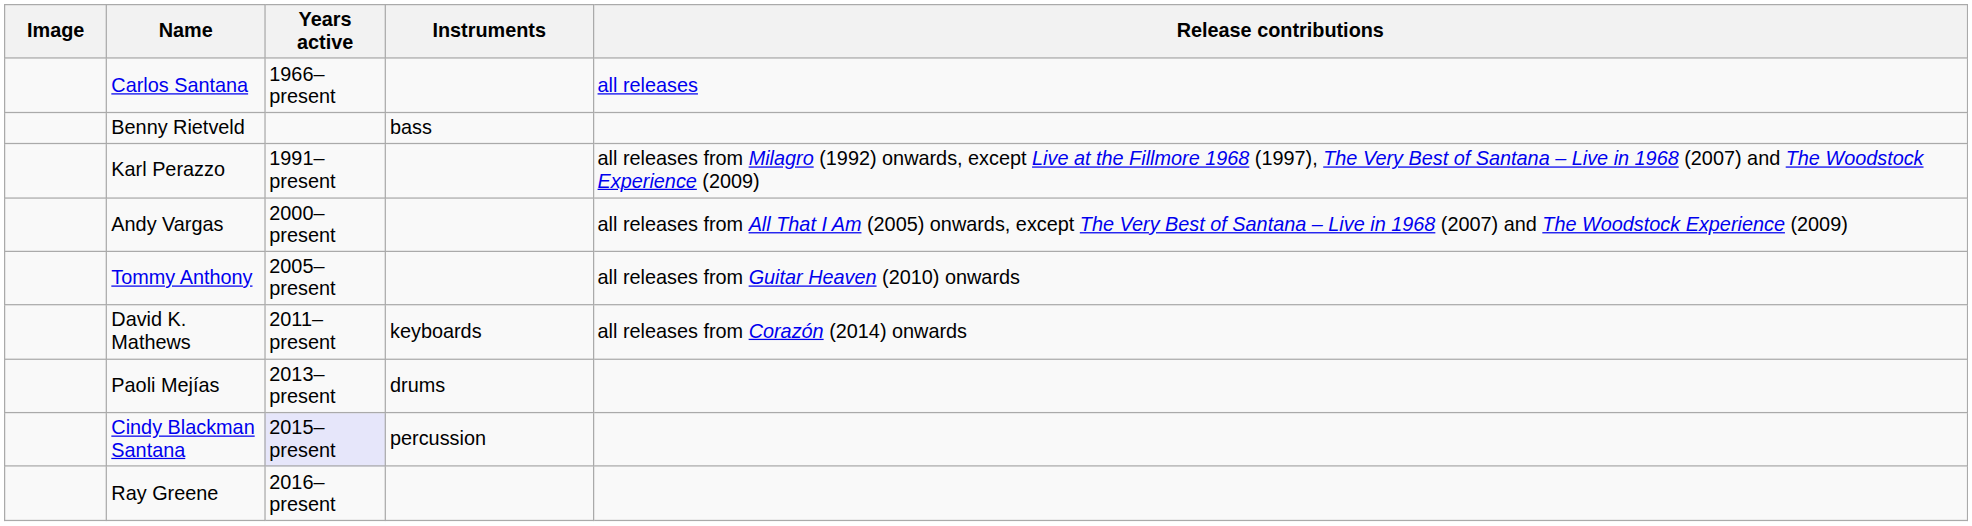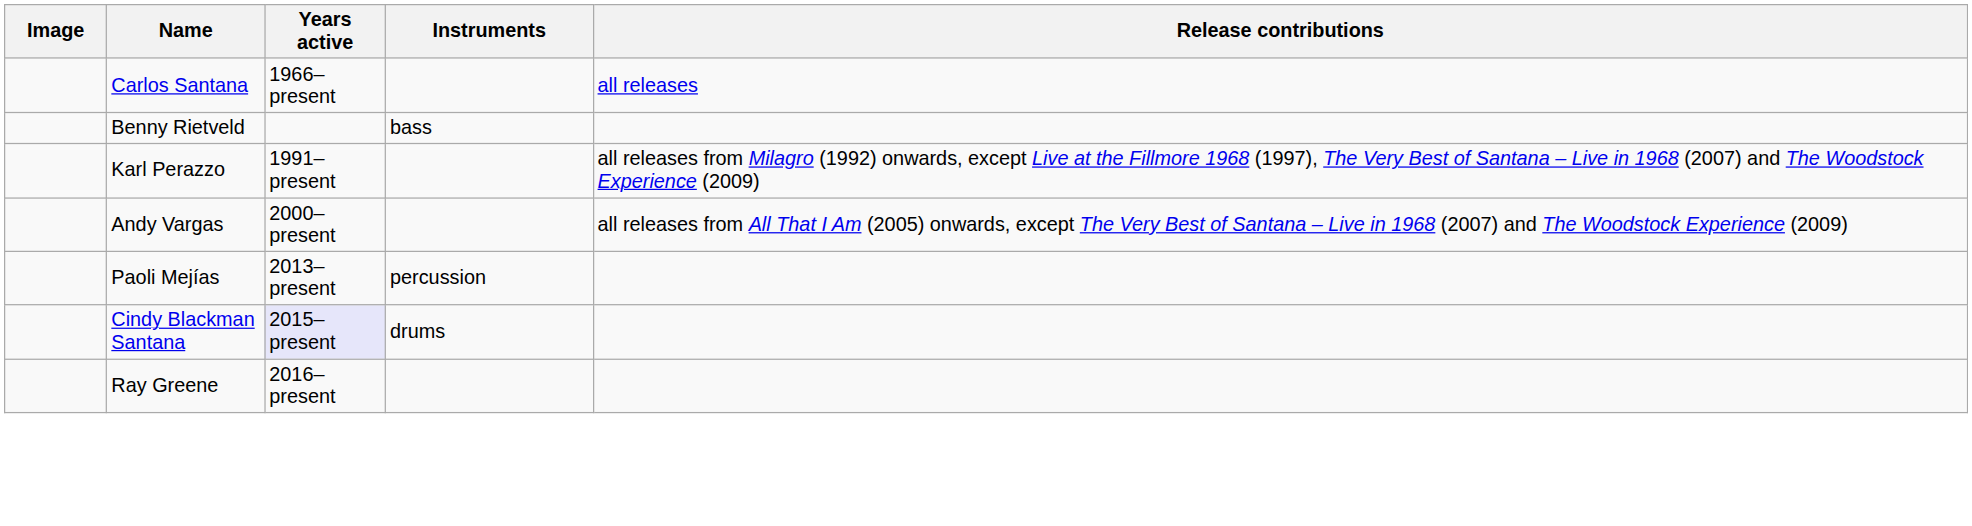- row: (182, 277)
- row: (151, 331)
(418, 385) drums -> (438, 277) percussion
(438, 439) percussion -> (418, 331) drums
